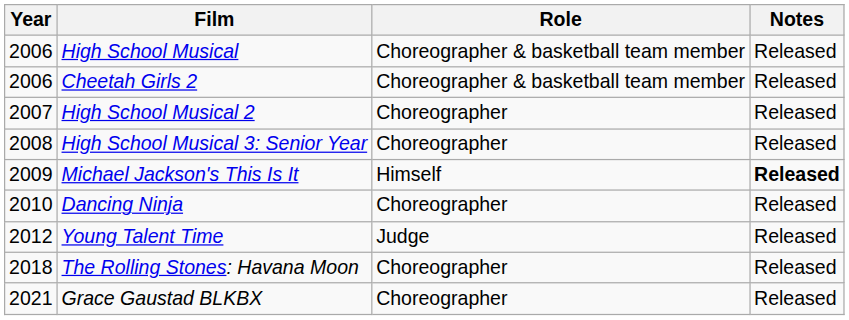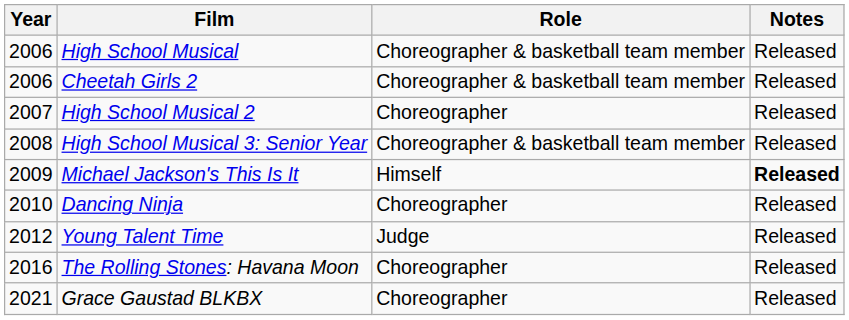(442, 143) Choreographer -> (561, 143) Choreographer & basketball team member
(31, 267) 2018 -> (31, 267) 2016
